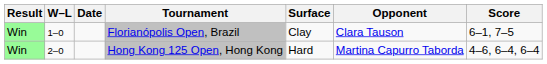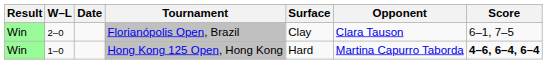(56, 32) 1–0 -> (56, 32) 2–0
(56, 50) 2–0 -> (56, 50) 1–0
(504, 50) normal -> (504, 50) bold
